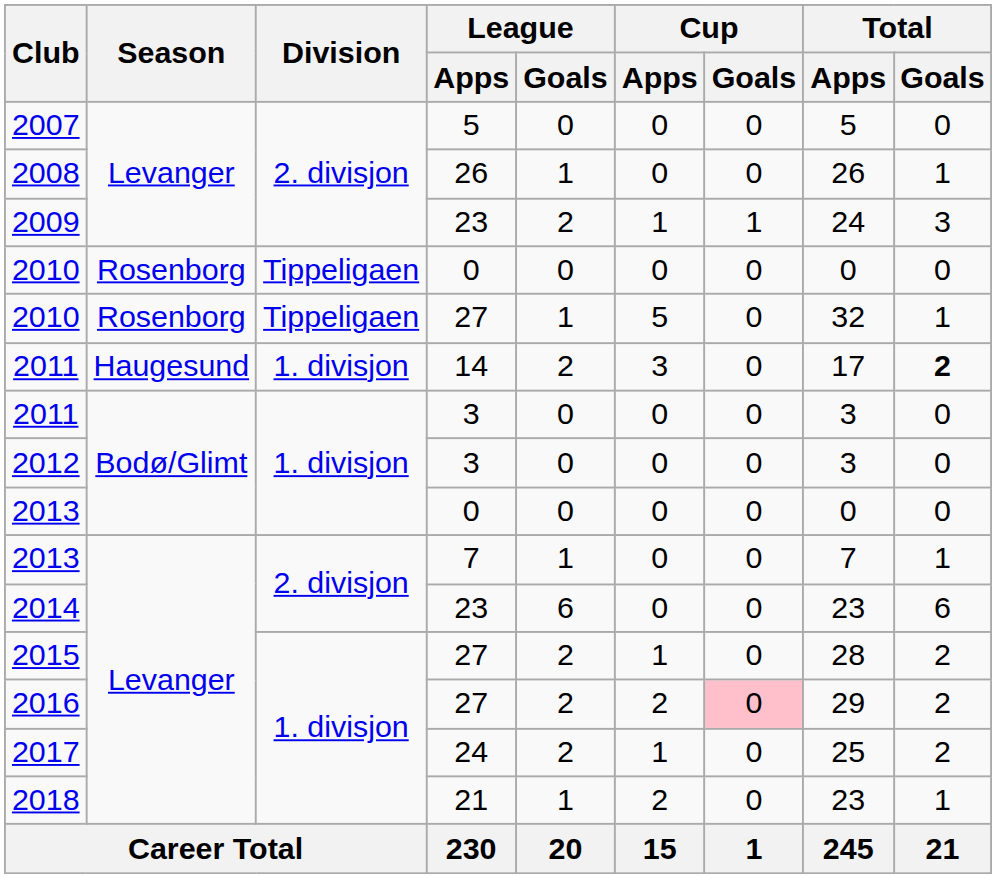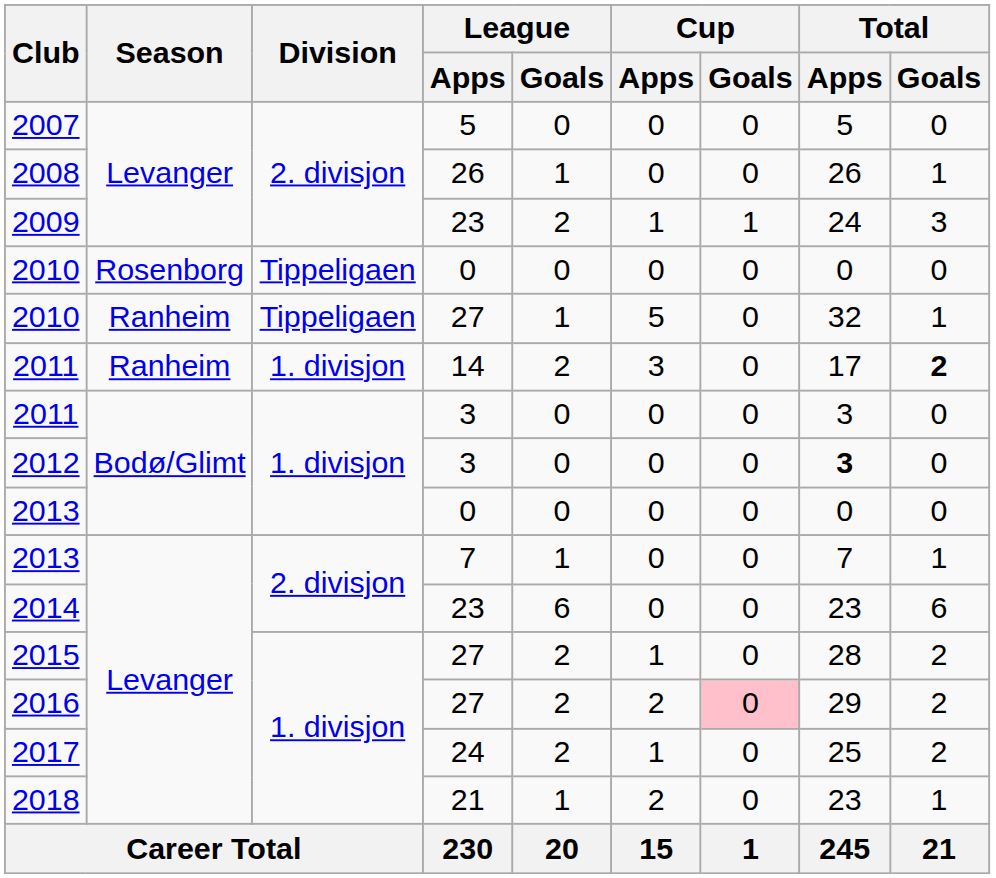(171, 317) Rosenborg -> (170, 317) Ranheim
(171, 366) Haugesund -> (170, 366) Ranheim
(848, 462) normal -> (845, 462) bold
